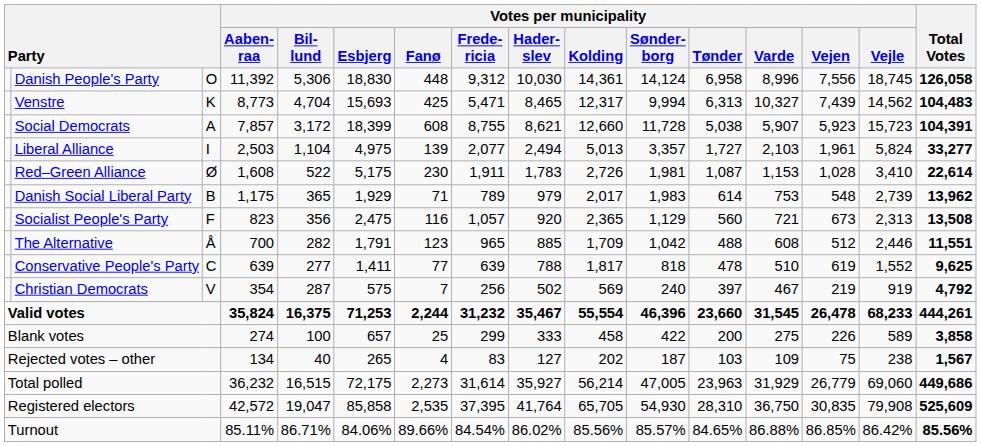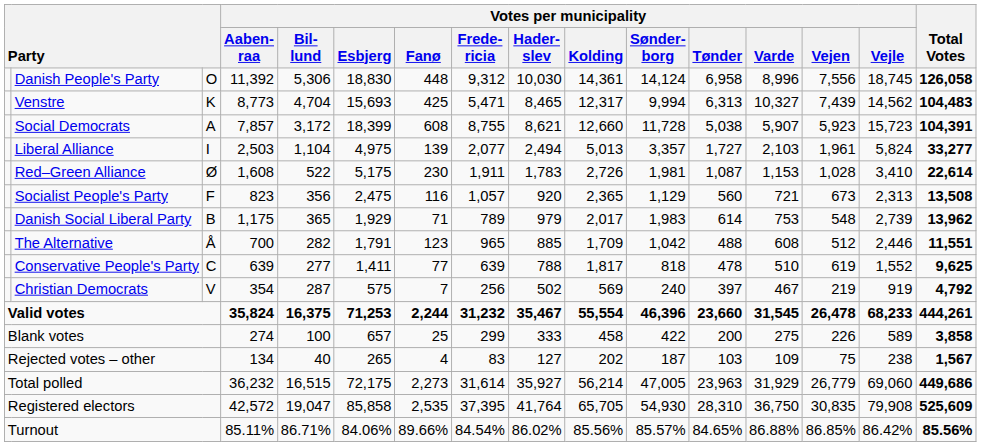rows swapped: (103, 196) <-> (91, 219)
